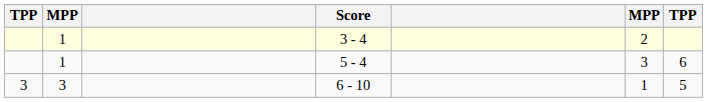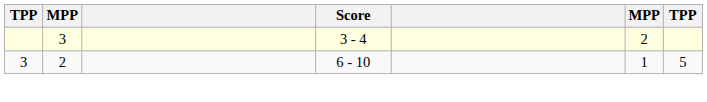(62, 39) 1 -> (62, 39) 3
- row: (353, 62)
(62, 85) 3 -> (62, 62) 2
